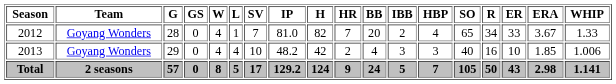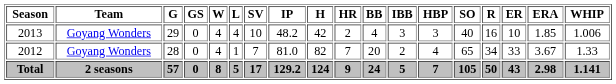rows swapped: (30, 32) <-> (30, 51)
